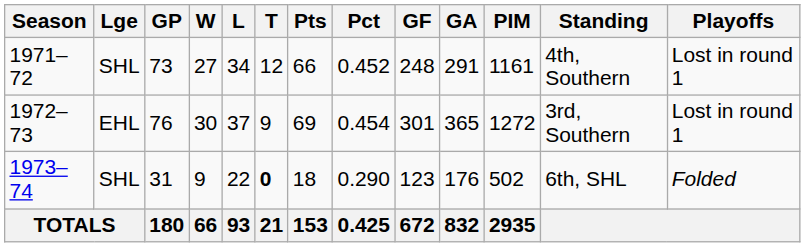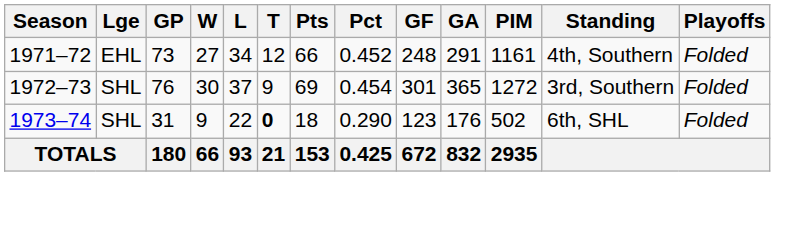(119, 66) SHL -> (121, 54) EHL
(732, 66) Lost in round 1 -> (716, 54) Folded
(119, 122) EHL -> (121, 87) SHL
(732, 122) Lost in round 1 -> (716, 87) Folded
